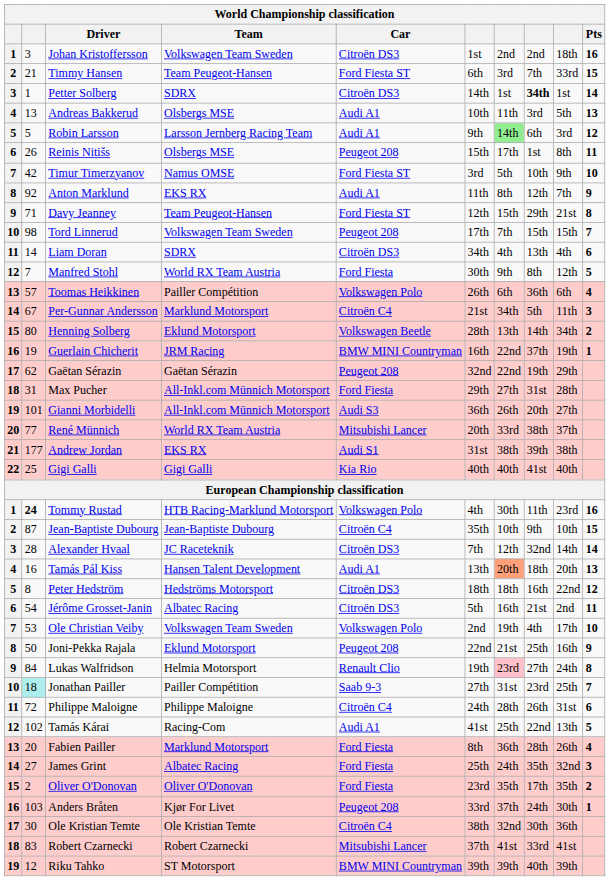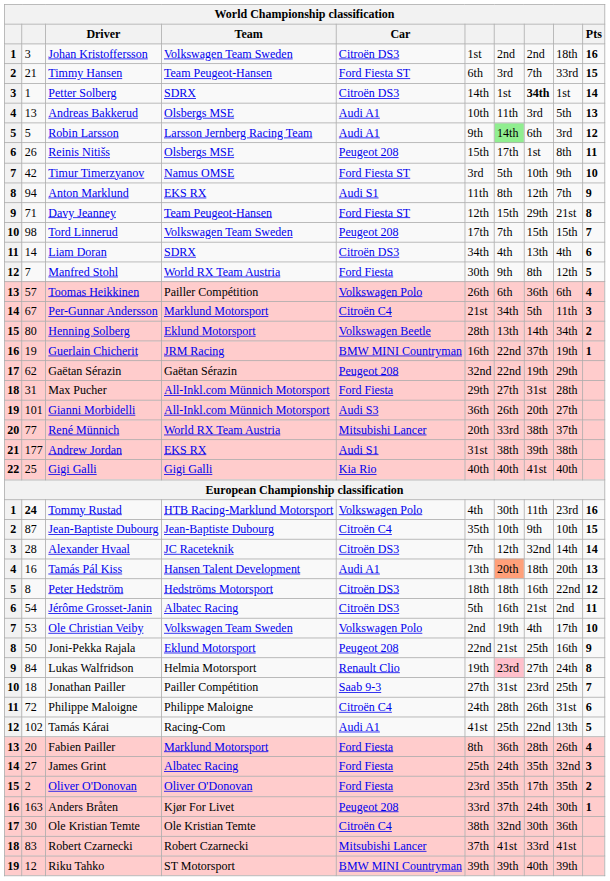(31, 192) 92 -> (31, 192) 94
(359, 192) Audi A1 -> (359, 192) Audi S1
(31, 687) paleturquoise background -> (31, 687) no background
(34, 806) 103 -> (34, 806) 163
